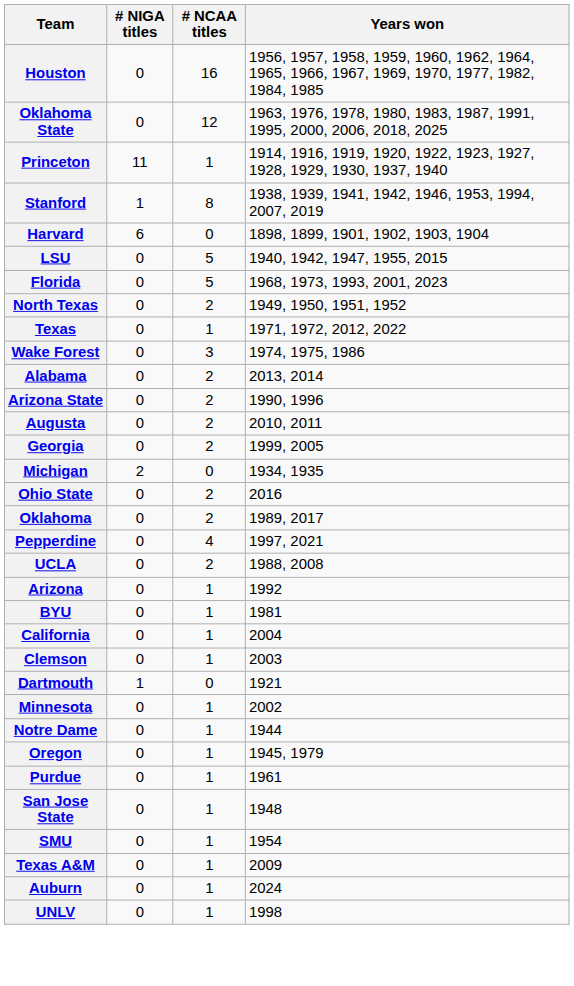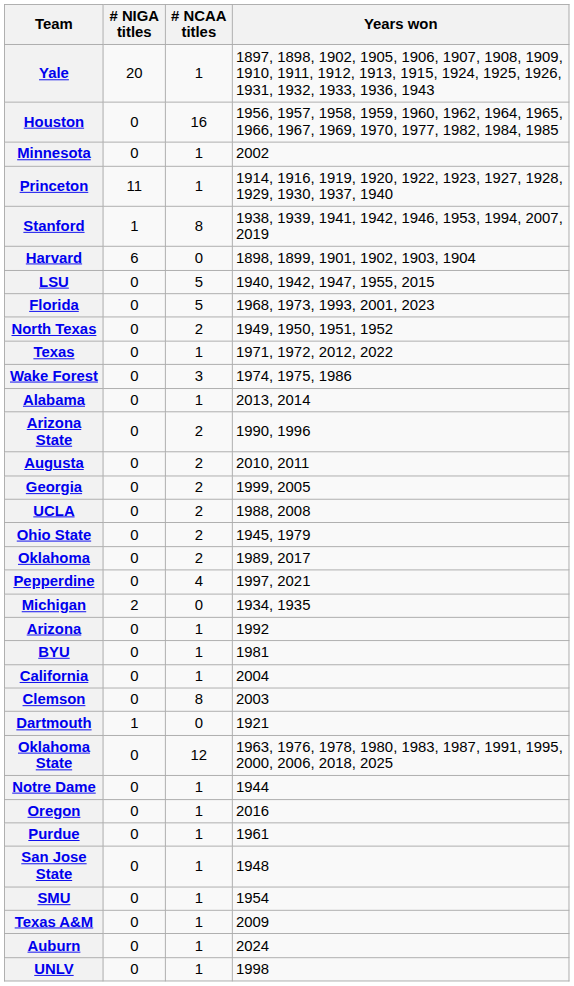+ row: (54, 73)
rows swapped: (55, 122) <-> (55, 706)
(209, 376) 2 -> (199, 399) 1
rows swapped: (55, 470) <-> (55, 565)
(266, 494) 2016 -> (273, 534) 1945, 1979
(209, 659) 1 -> (199, 699) 8
(286, 753) 1945, 1979 -> (252, 810) 2016
